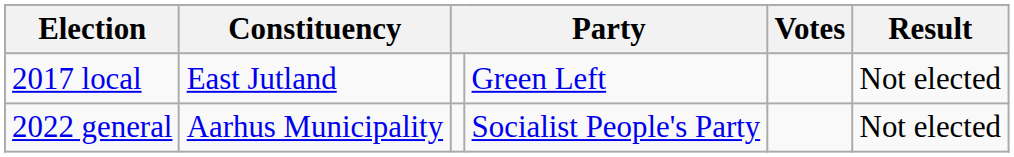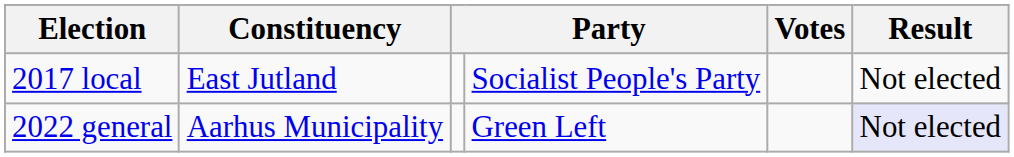(539, 77) Green Left -> (616, 77) Socialist People's Party
(616, 126) Socialist People's Party -> (539, 126) Green Left
(930, 126) no background -> (930, 126) lavender background
